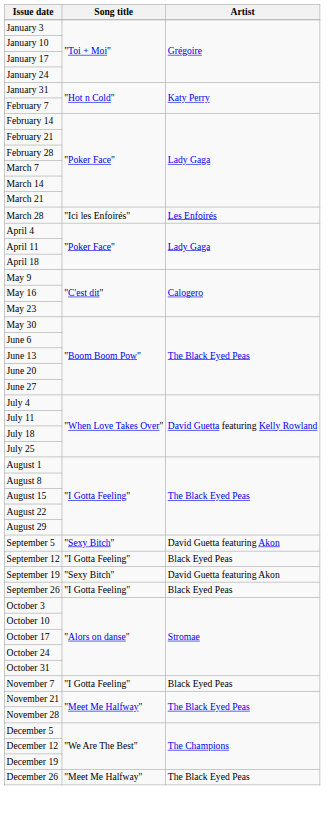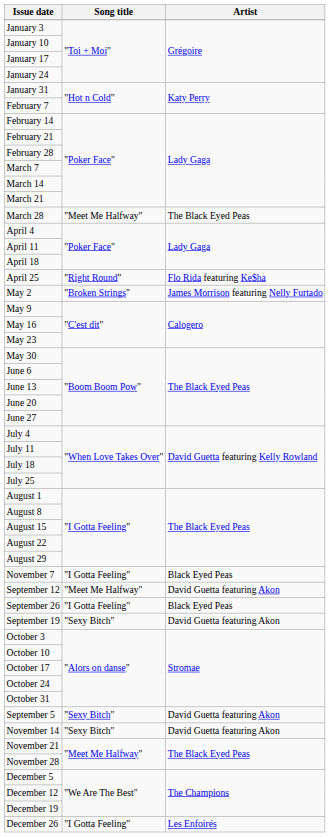(97, 214) "Ici les Enfoirés" -> (103, 214) "Meet Me Halfway"
(192, 214) Les Enfoirés -> (209, 214) The Black Eyed Peas
+ row: (23, 277)
+ row: (19, 292)
rows swapped: (31, 542) <-> (30, 683)
(97, 558) "I Gotta Feeling" -> (103, 589) "Meet Me Halfway"
(200, 558) Black Eyed Peas -> (224, 589) David Guetta featuring Akon
rows swapped: (33, 574) <-> (33, 589)
+ row: (33, 730)
(103, 777) "Meet Me Halfway" -> (97, 823) "I Gotta Feeling"
(209, 777) The Black Eyed Peas -> (192, 823) Les Enfoirés
